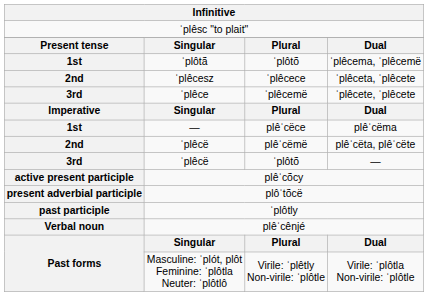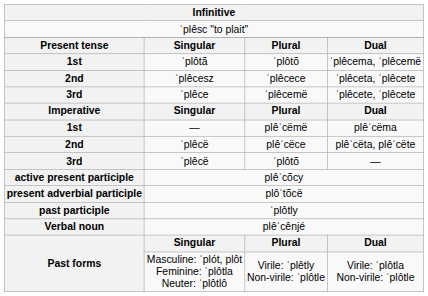(286, 128) plêˈcëce -> (286, 128) plêˈcëmë
(286, 144) plêˈcëmë -> (286, 144) plêˈcëce
